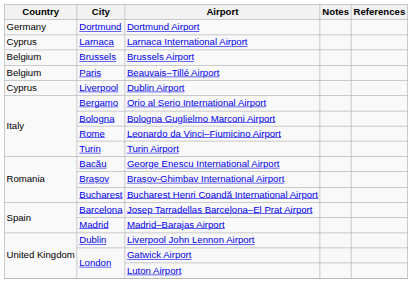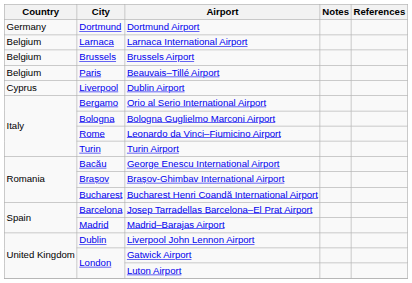(22, 42) Cyprus -> (24, 42) Belgium
